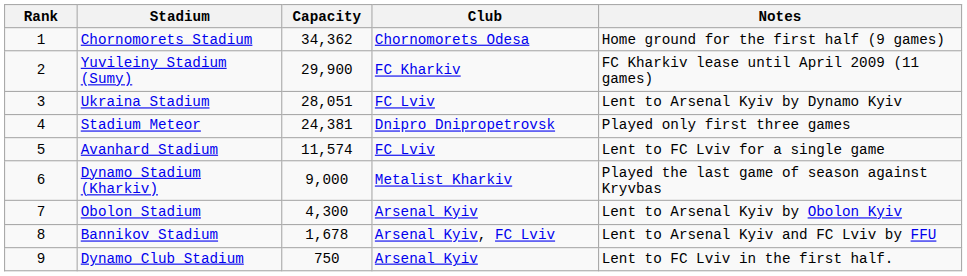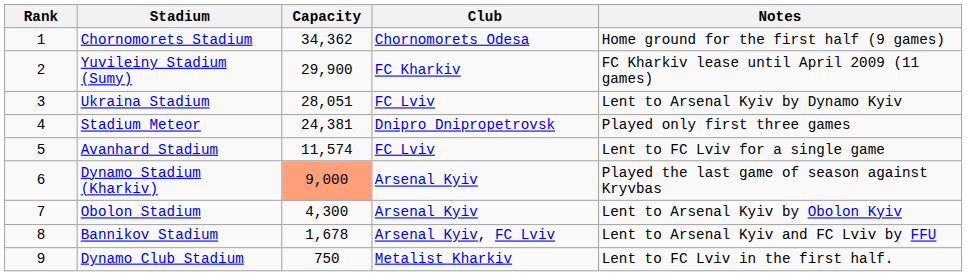(327, 181) no background -> (327, 181) lightsalmon background
(444, 181) Metalist Kharkiv -> (426, 181) Arsenal Kyiv
(426, 259) Arsenal Kyiv -> (444, 259) Metalist Kharkiv
